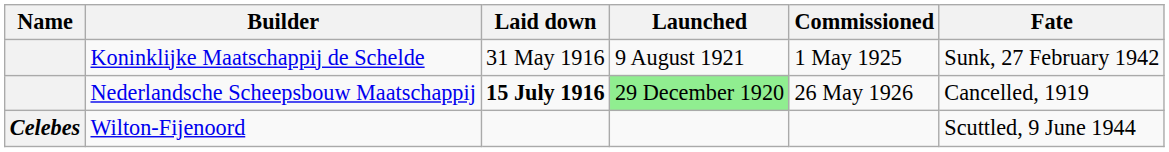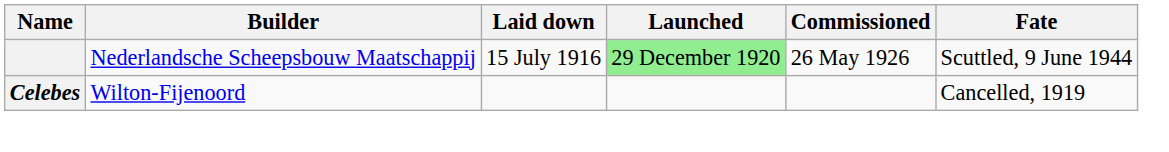- row: (258, 57)
(545, 92) bold -> (544, 57) normal
(1017, 92) Cancelled, 1919 -> (1036, 57) Scuttled, 9 June 1944
(1040, 127) Scuttled, 9 June 1944 -> (1013, 92) Cancelled, 1919
